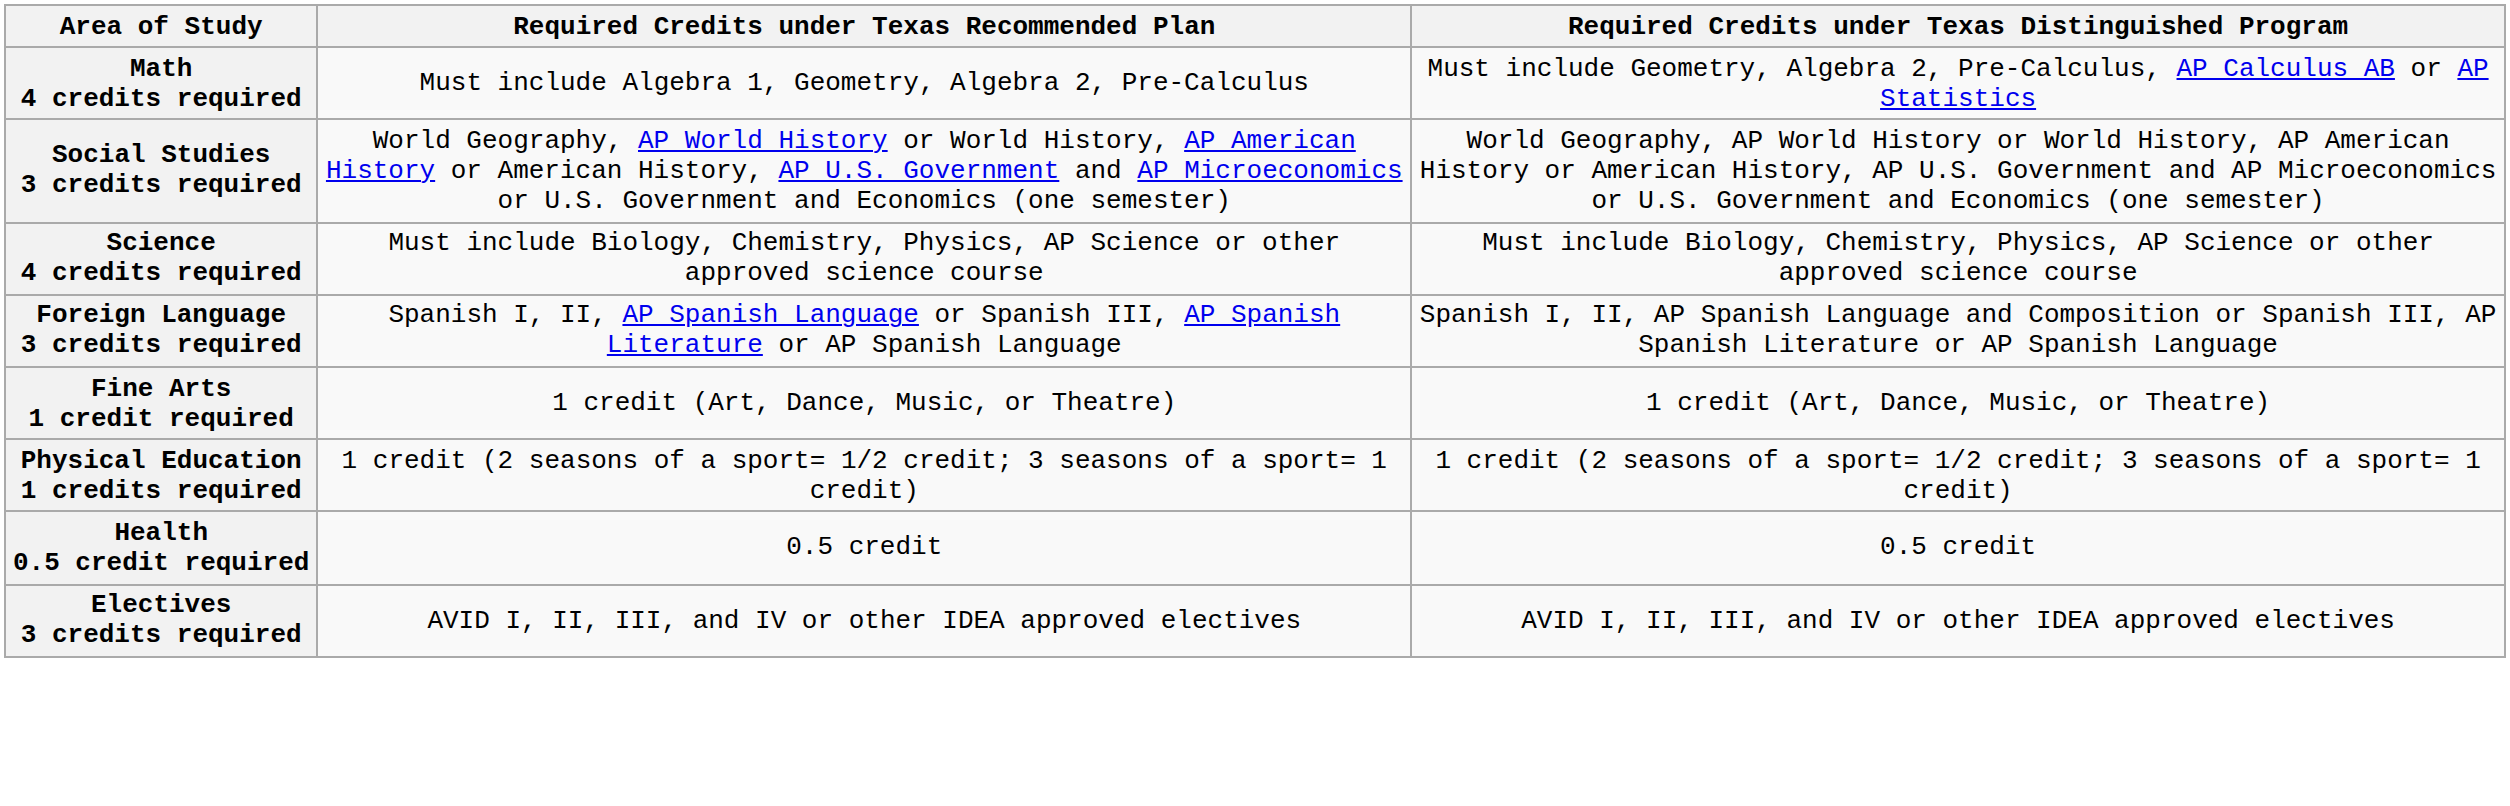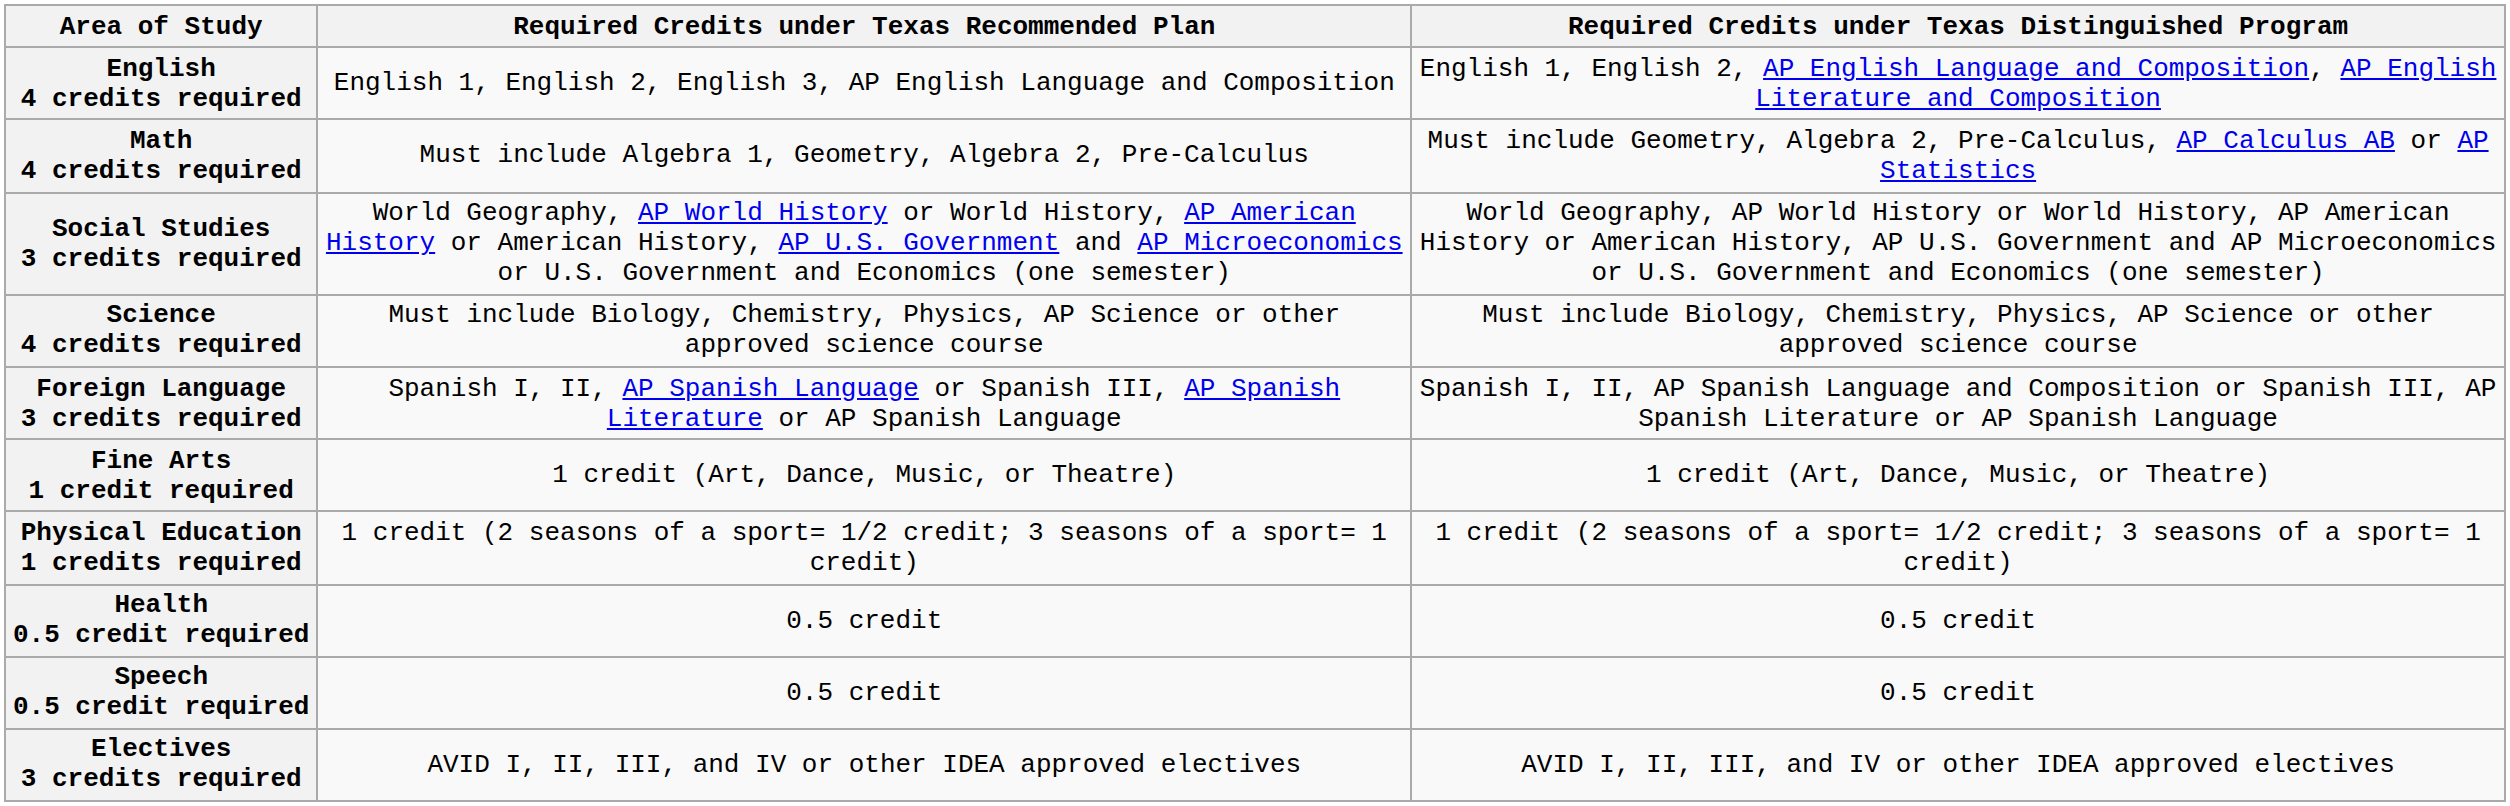+ row: (161, 84)
+ row: (161, 693)
